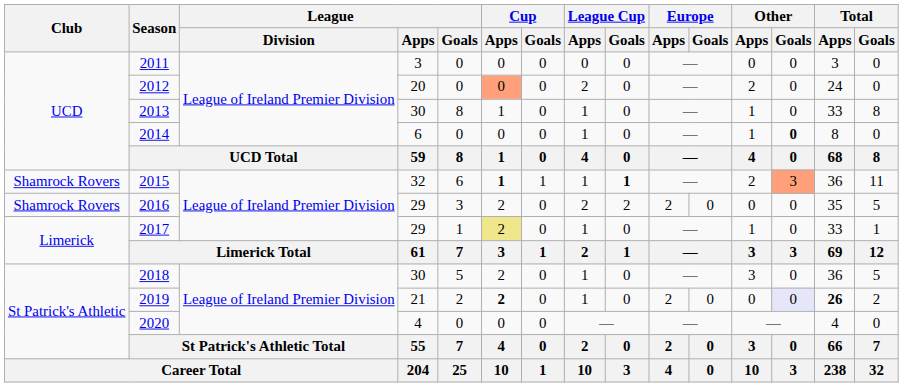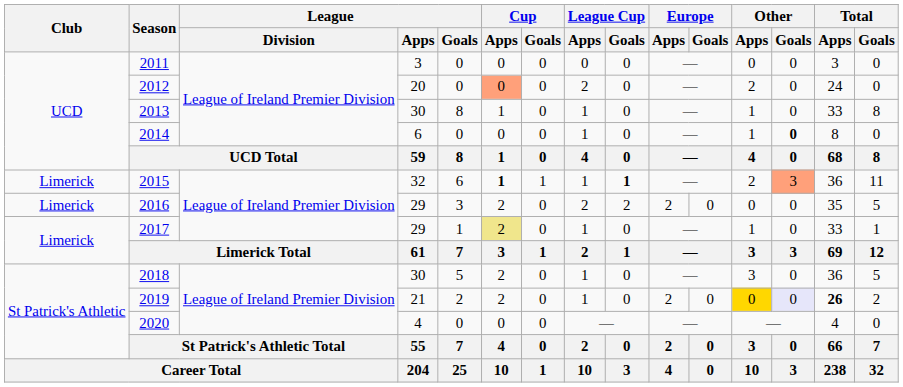(67, 181) Shamrock Rovers -> (67, 181) Limerick
(67, 205) Shamrock Rovers -> (67, 205) Limerick
(501, 299) bold -> (501, 299) normal
(752, 299) no background -> (752, 299) gold background
